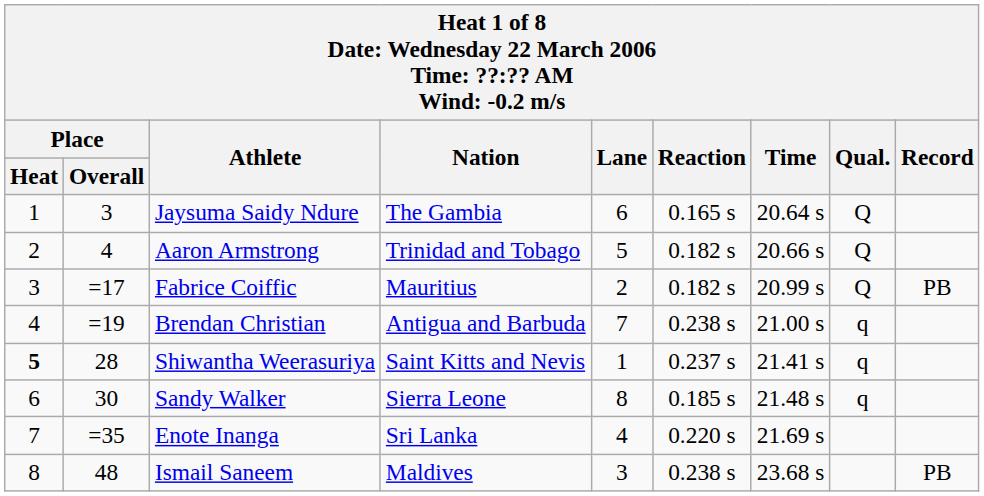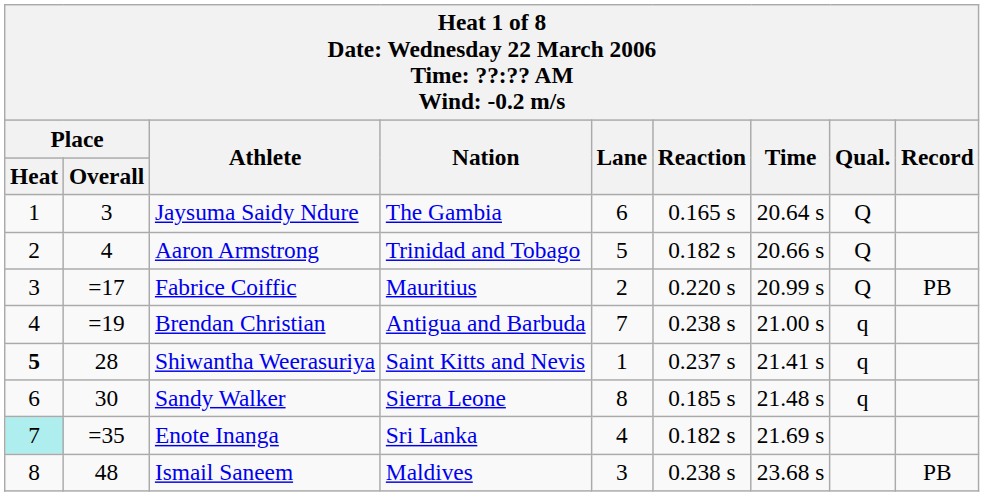(702, 287) 0.182 s -> (702, 287) 0.220 s
(34, 435) no background -> (34, 435) paleturquoise background
(702, 435) 0.220 s -> (702, 435) 0.182 s
